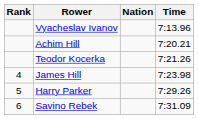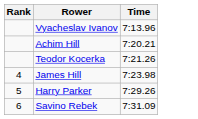- column: (138, 12)
